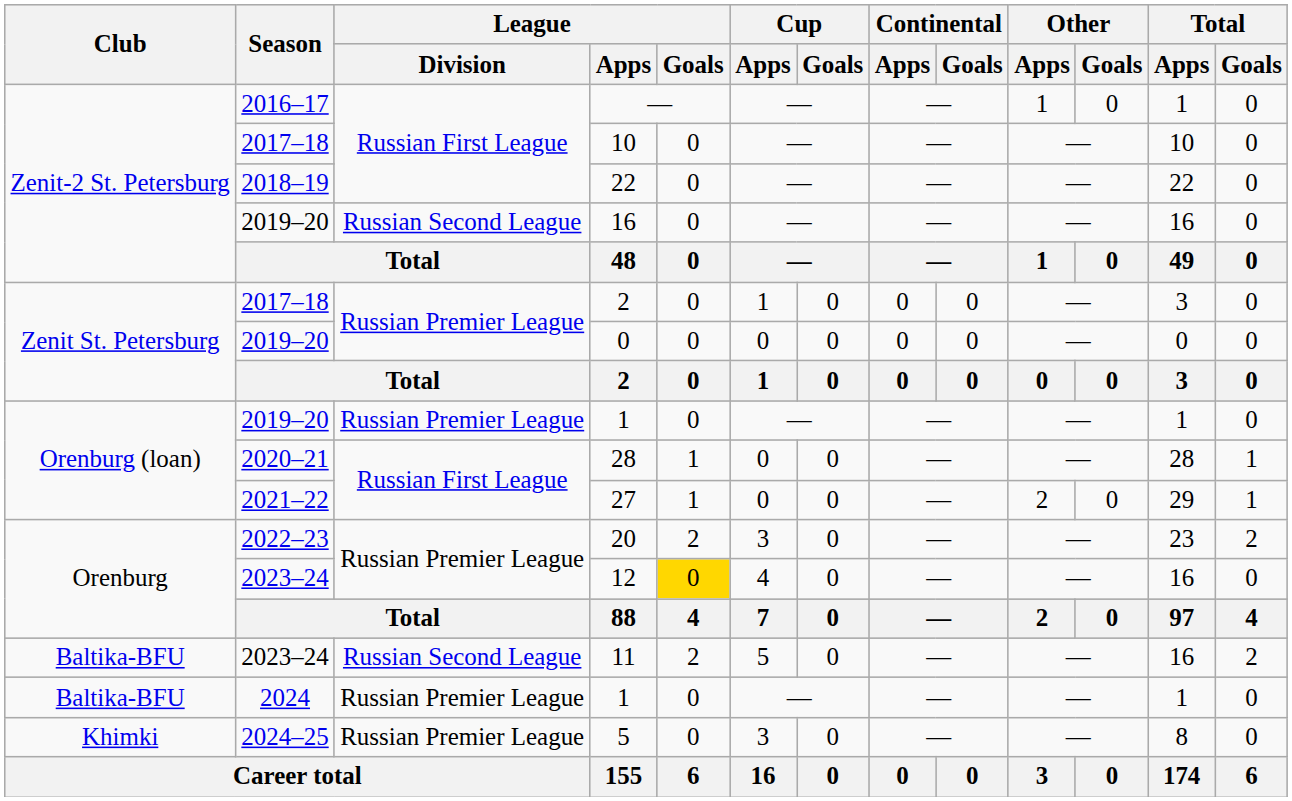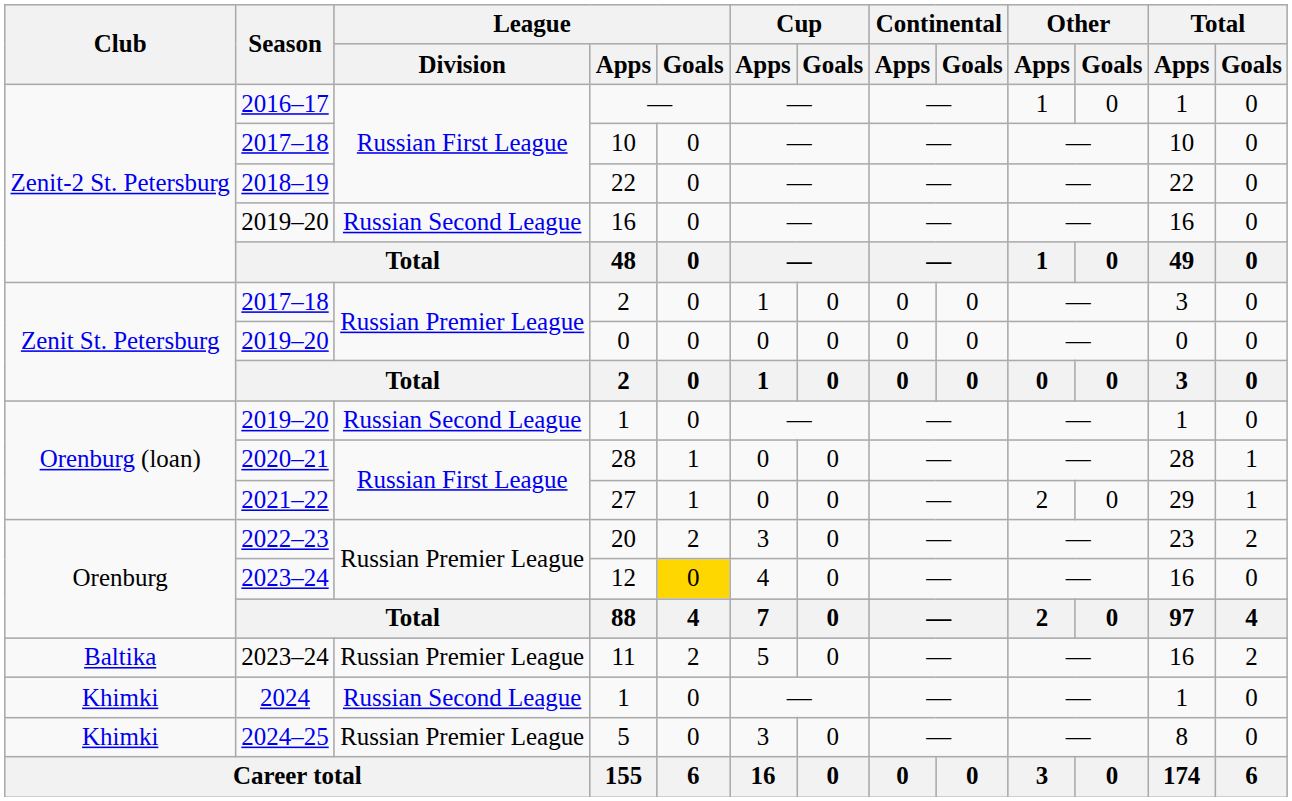(462, 420) Russian Premier League -> (462, 420) Russian Second League
(120, 657) Baltika-BFU -> (120, 657) Baltika
(462, 657) Russian Second League -> (462, 657) Russian Premier League
(120, 697) Baltika-BFU -> (120, 697) Khimki
(462, 697) Russian Premier League -> (462, 697) Russian Second League
